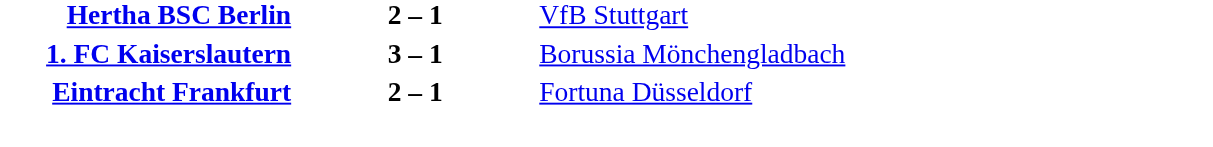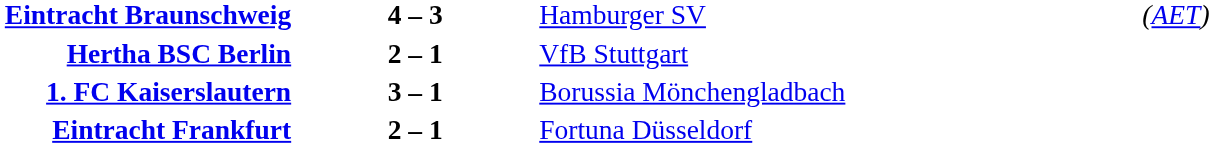+ row: (148, 15)
